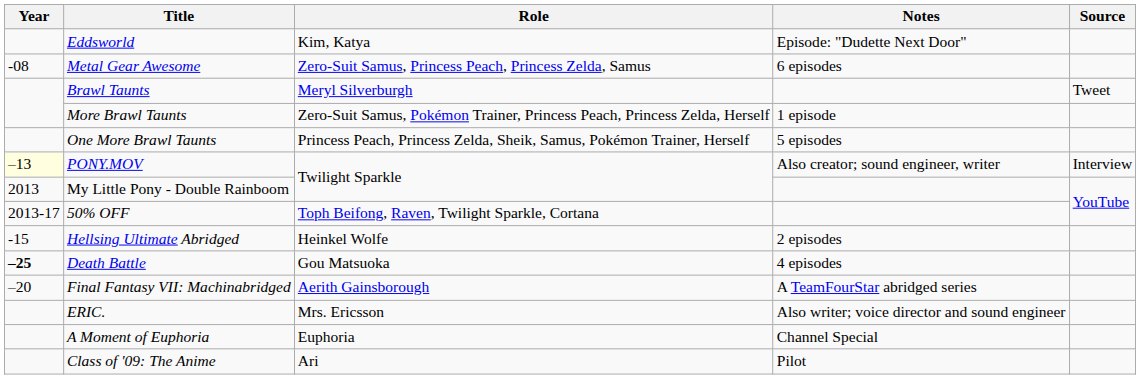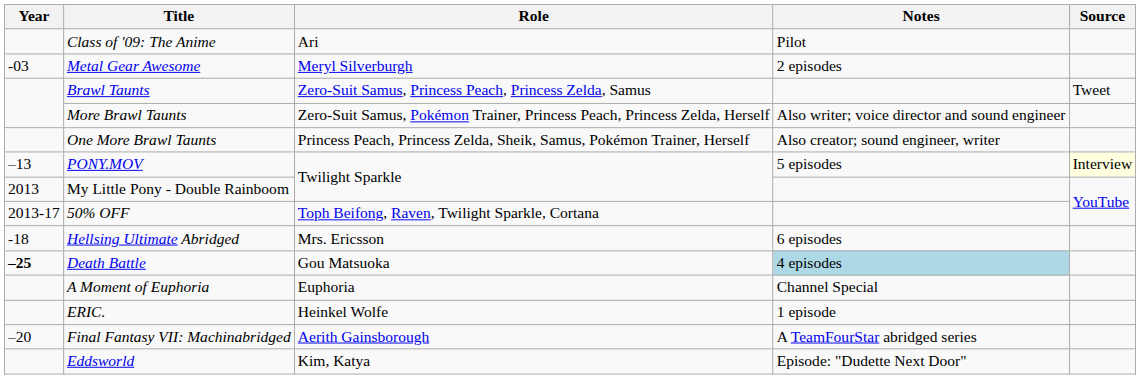rows swapped: (101, 41) <-> (141, 361)
(18, 66) -08 -> (18, 66) -03
(474, 66) Zero-Suit Samus, Princess Peach, Princess Zelda, Samus -> (355, 66) Meryl Silverburgh
(809, 66) 6 episodes -> (809, 66) 2 episodes
(355, 90) Meryl Silverburgh -> (474, 90) Zero-Suit Samus, Princess Peach, Princess Zelda, Samus
(806, 115) 1 episode -> (921, 115) Also writer; voice director and sound engineer
(809, 139) 5 episodes -> (888, 139) Also creator; sound engineer, writer
(20, 164) lightyellow background -> (20, 164) no background
(888, 164) Also creator; sound engineer, writer -> (809, 164) 5 episodes
(1102, 164) no background -> (1102, 164) lightyellow background
(18, 238) -15 -> (18, 238) -18
(343, 238) Heinkel Wolfe -> (341, 238) Mrs. Ericsson
(809, 238) 2 episodes -> (809, 238) 6 episodes
(809, 262) no background -> (809, 262) lightblue background
rows swapped: (179, 287) <-> (138, 336)
(341, 312) Mrs. Ericsson -> (343, 312) Heinkel Wolfe
(921, 312) Also writer; voice director and sound engineer -> (806, 312) 1 episode
